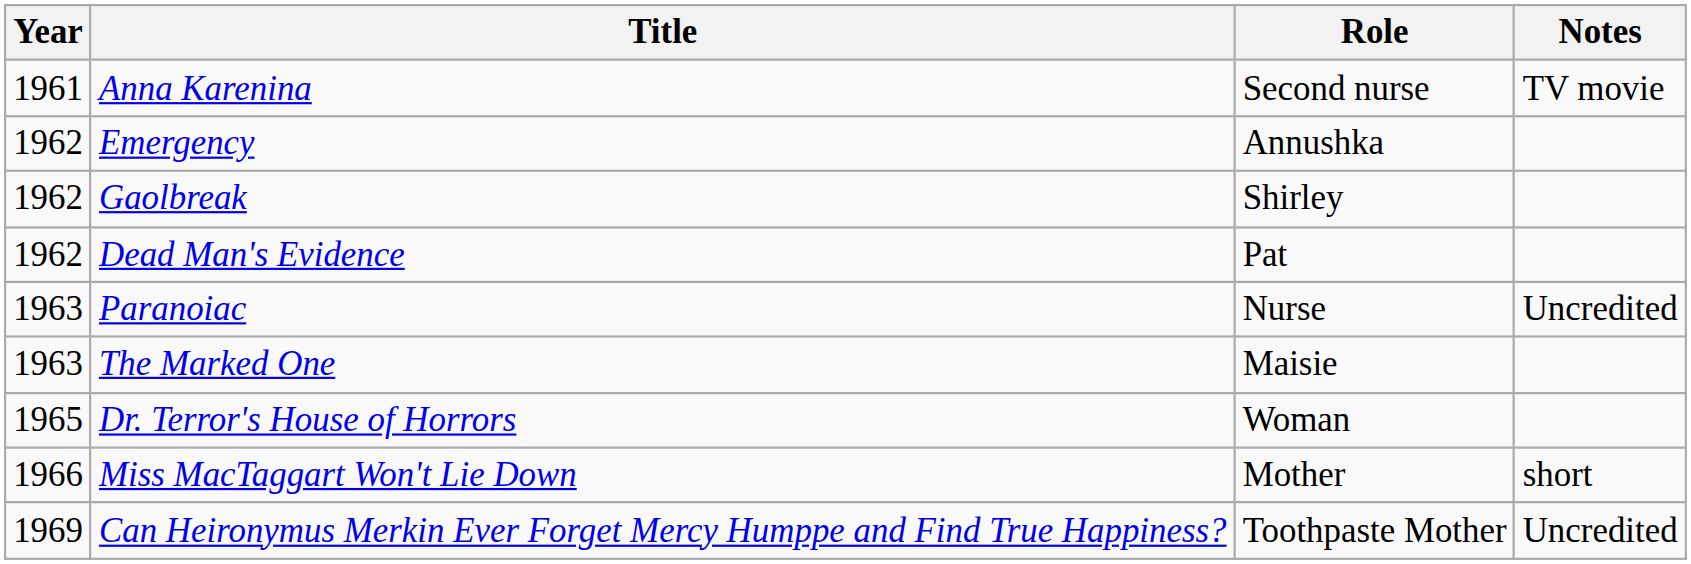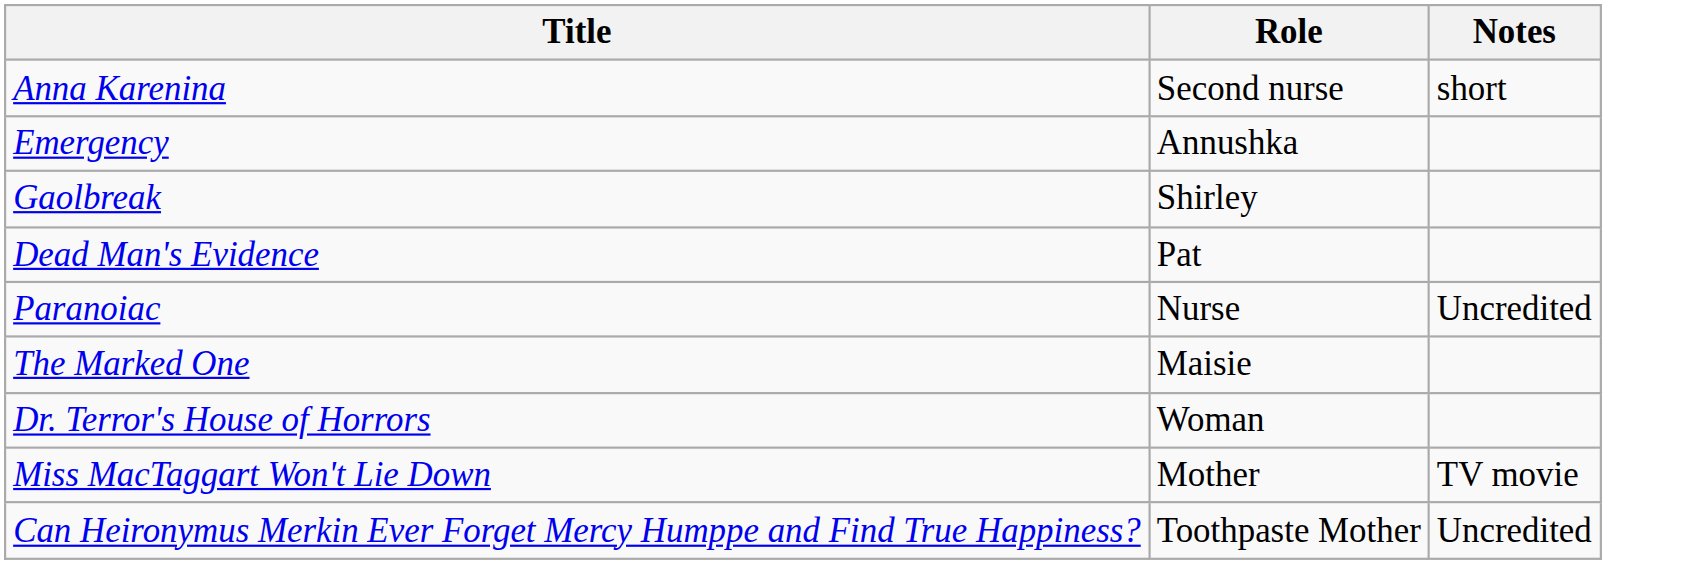- column: (48, 32)
(1594, 87) TV movie -> (1472, 87) short
(1558, 474) short -> (1508, 474) TV movie
